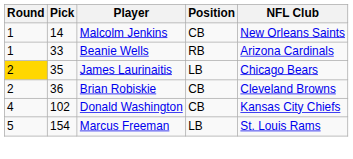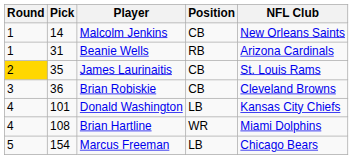(57, 51) 33 -> (57, 51) 31
(195, 70) LB -> (196, 70) CB
(279, 70) Chicago Bears -> (281, 70) St. Louis Rams
(10, 88) 2 -> (10, 88) 3
(60, 107) 102 -> (60, 107) 101
(196, 107) CB -> (195, 107) LB
+ row: (116, 126)
(281, 126) St. Louis Rams -> (279, 145) Chicago Bears
